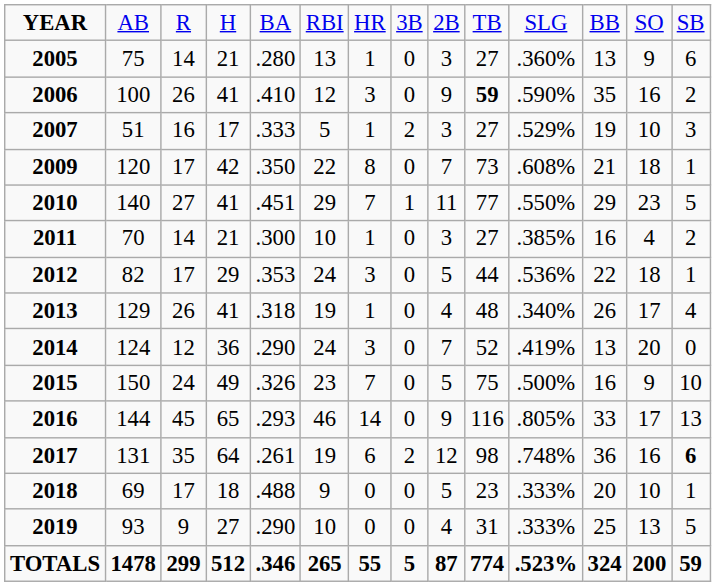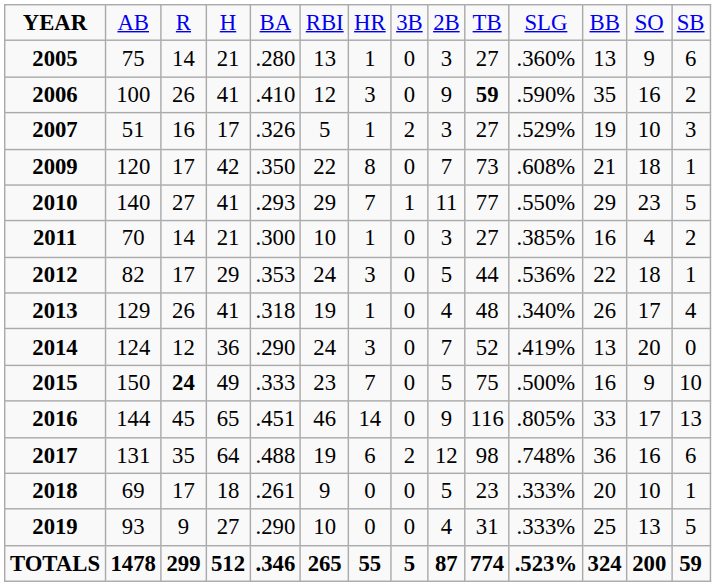(275, 130) .333 -> (275, 130) .326
(275, 202) .451 -> (275, 202) .293
(183, 382) normal -> (183, 382) bold
(275, 382) .326 -> (275, 382) .333
(275, 418) .293 -> (275, 418) .451
(275, 454) .261 -> (275, 454) .488
(691, 454) bold -> (691, 454) normal
(275, 490) .488 -> (275, 490) .261
